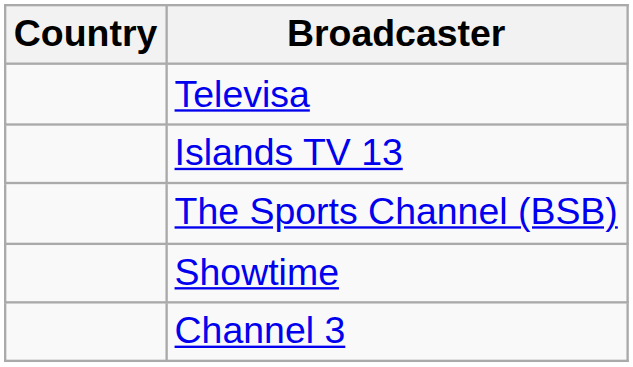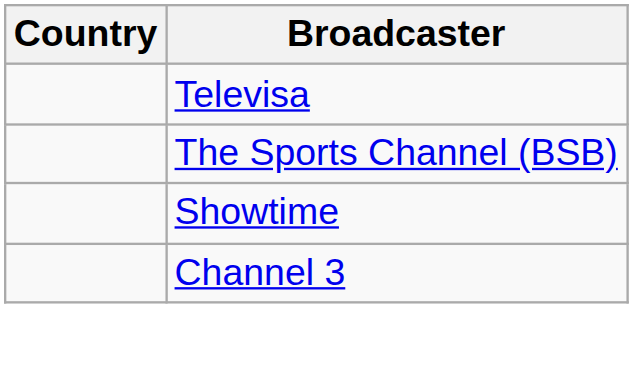- row: (289, 152)
